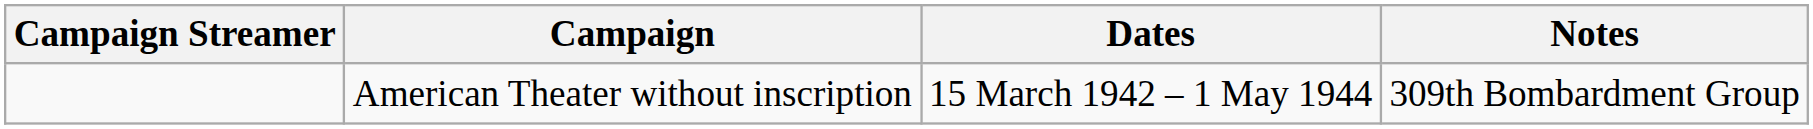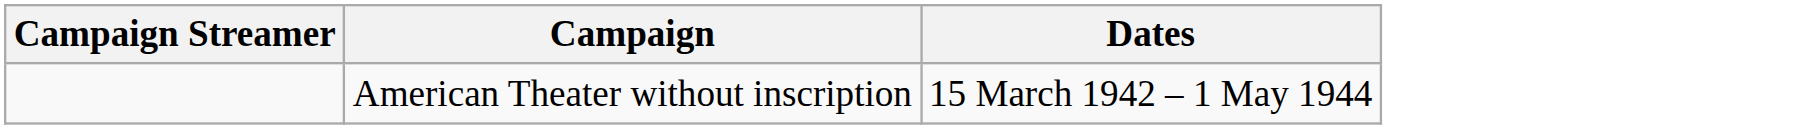- column: (1595, 33)
